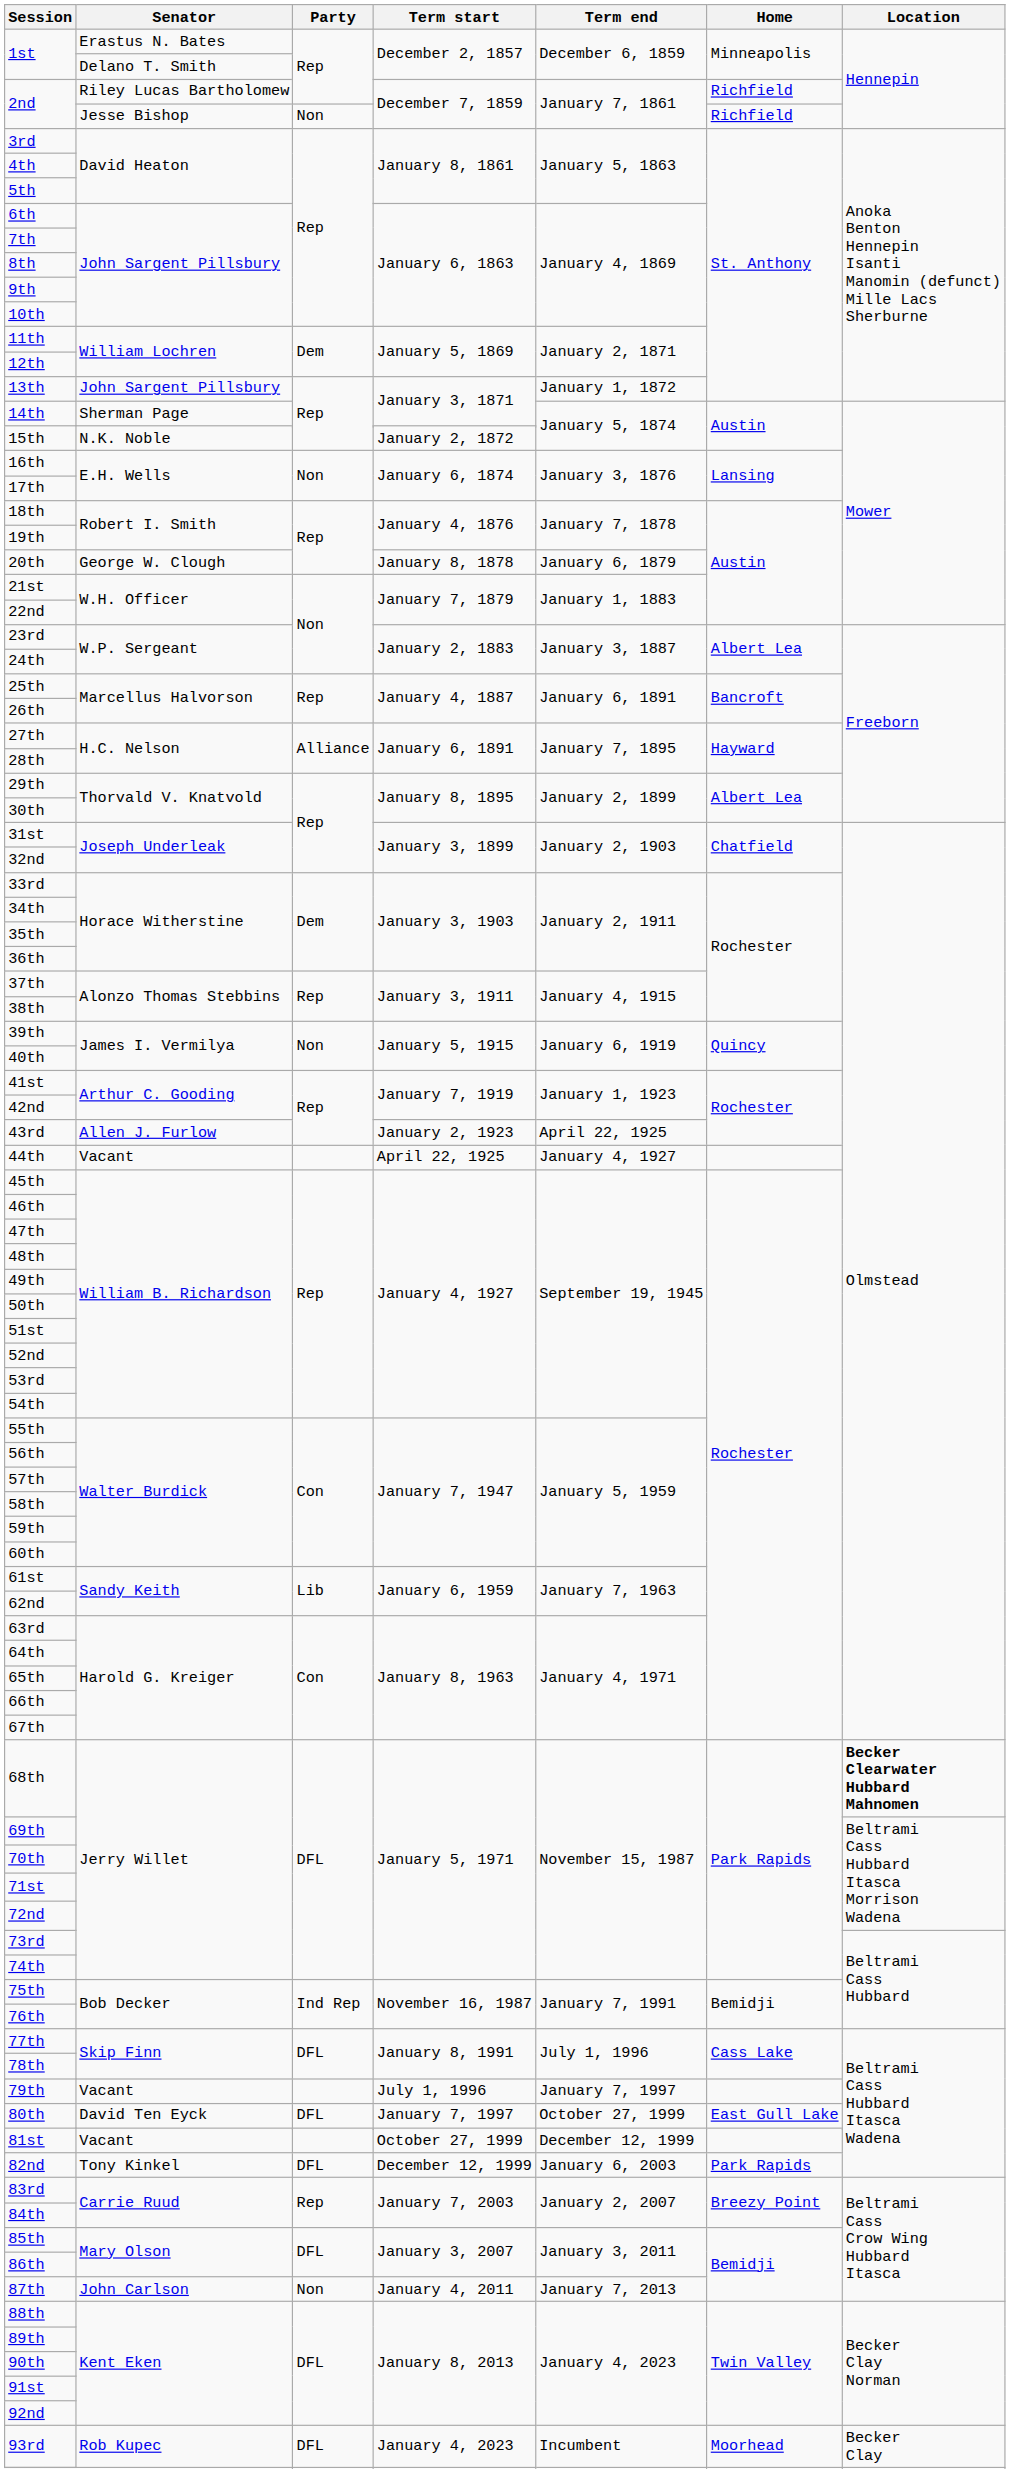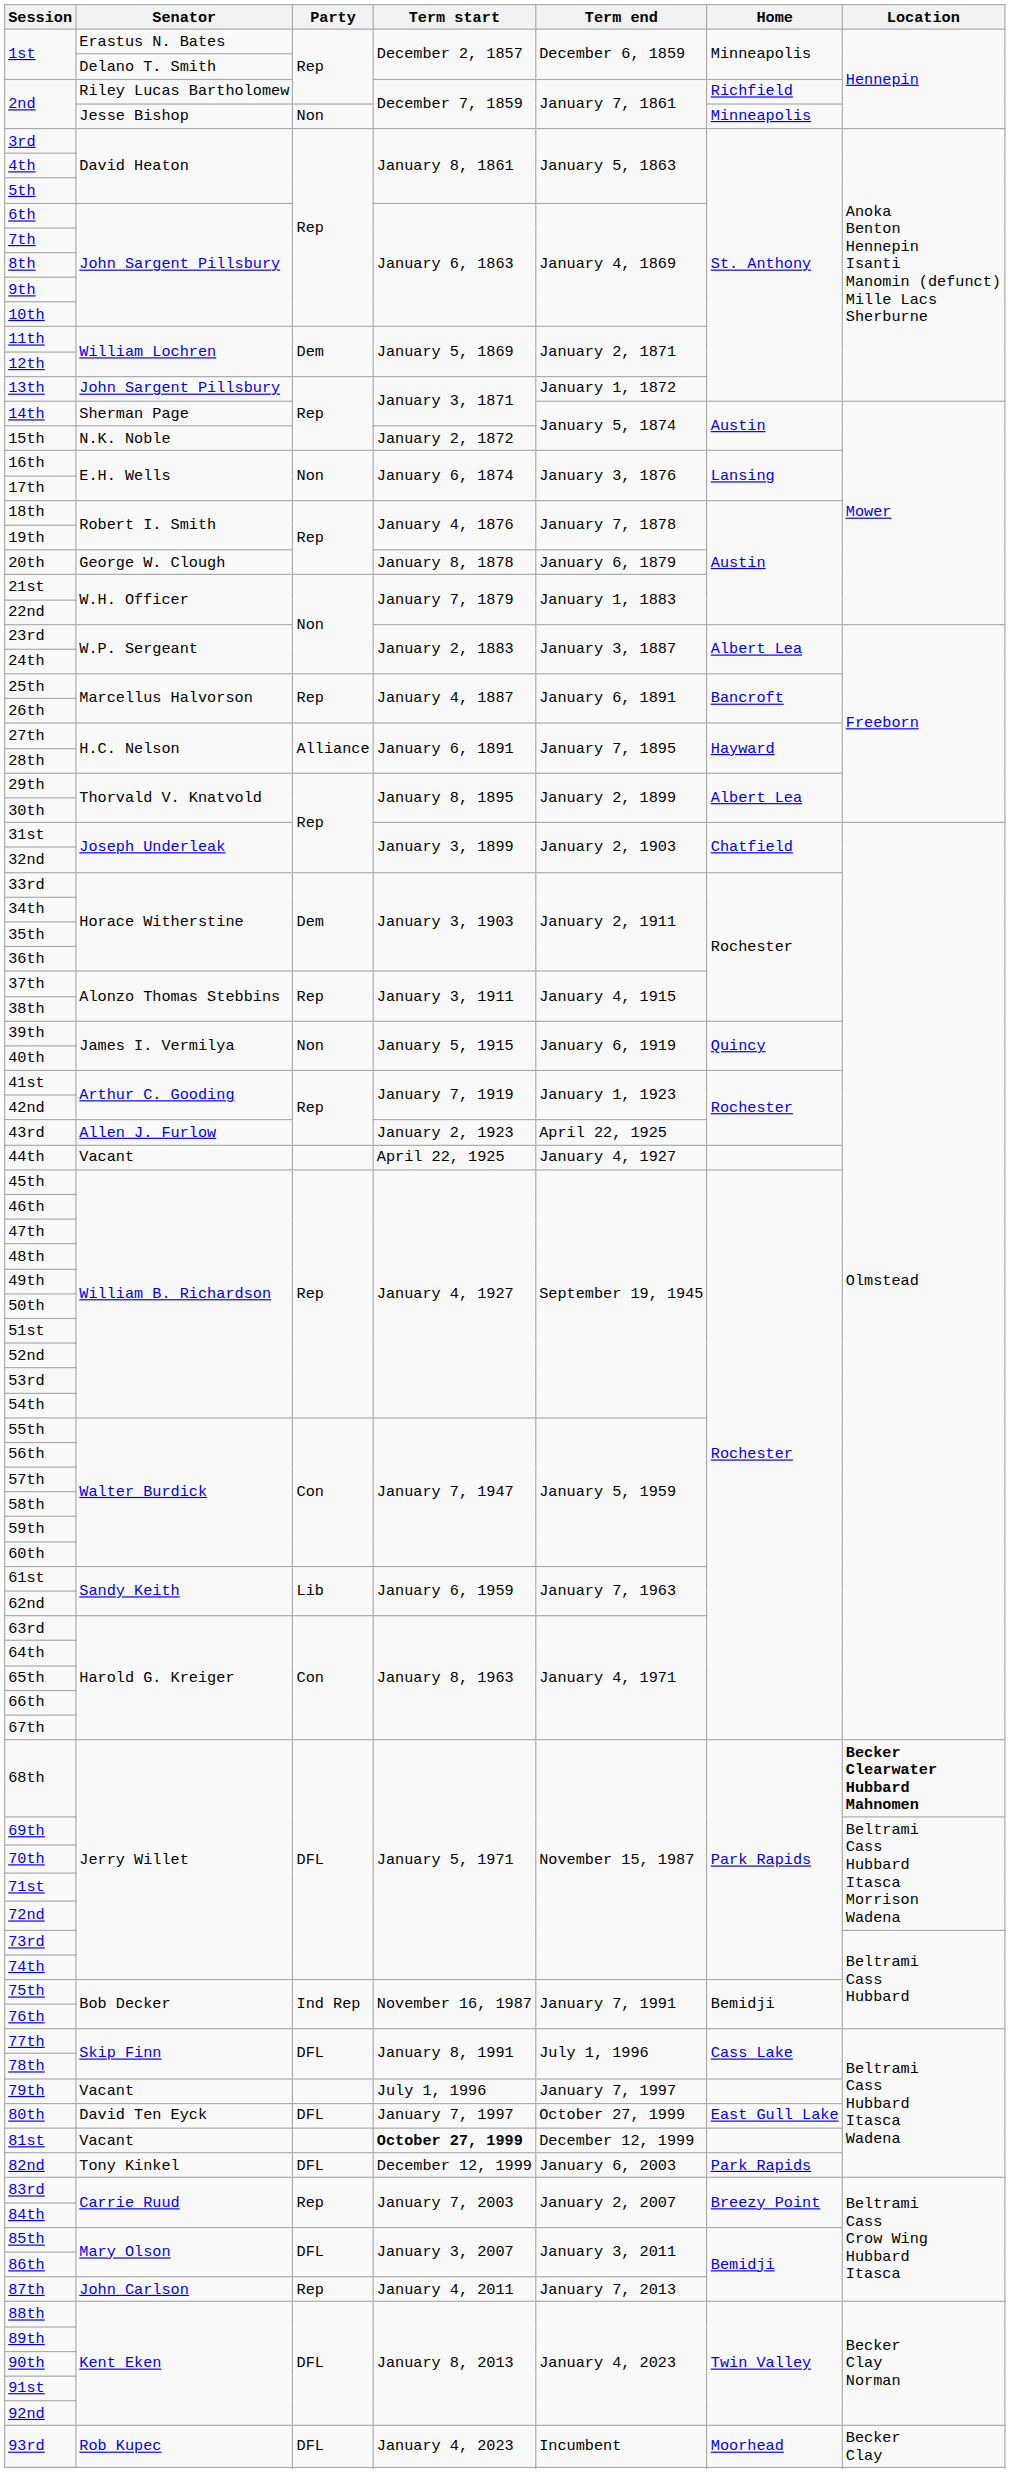(752, 116) Richfield -> (761, 116) Minneapolis
(450, 2141) normal -> (450, 2141) bold
(310, 2289) Non -> (310, 2289) Rep
